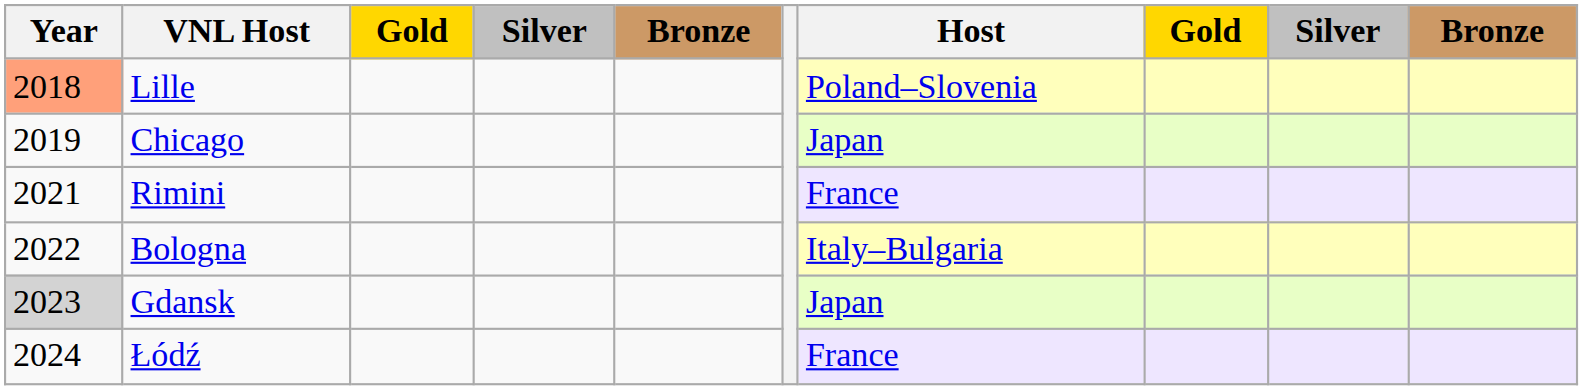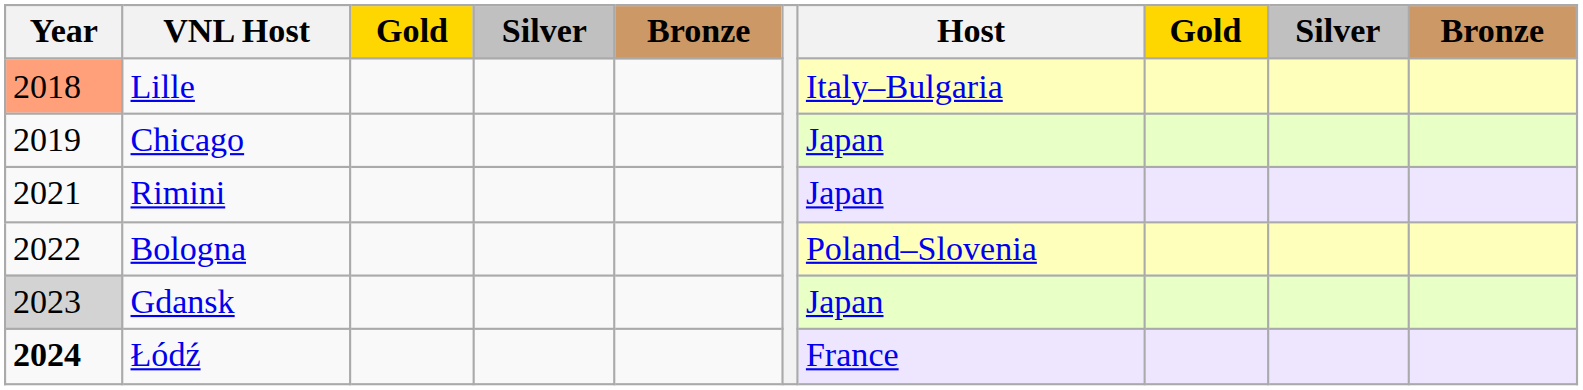(921, 85) Poland–Slovenia -> (904, 85) Italy–Bulgaria
(852, 193) France -> (845, 193) Japan
(904, 247) Italy–Bulgaria -> (921, 247) Poland–Slovenia
(47, 355) normal -> (47, 355) bold
